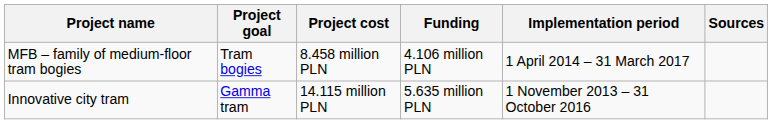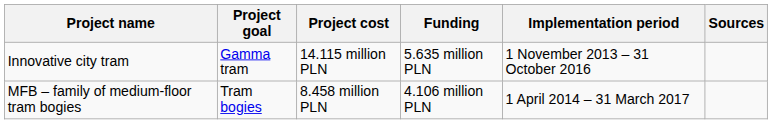rows swapped: (68, 99) <-> (100, 61)
